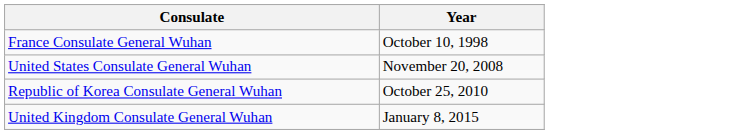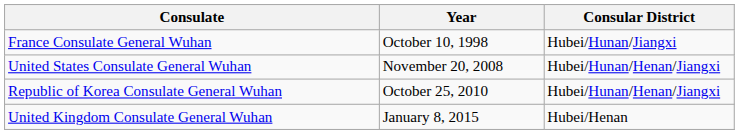+ column: (639, 17)
